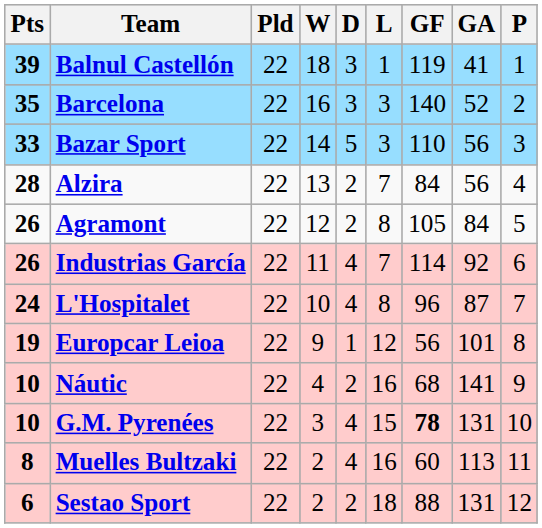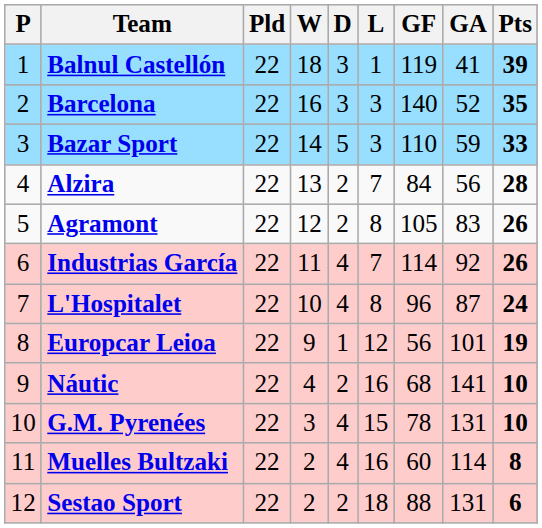columns swapped: (519, 24) <-> (27, 24)
(476, 143) 56 -> (468, 143) 59
(476, 223) 84 -> (468, 223) 83
(427, 422) bold -> (419, 422) normal
(476, 462) 113 -> (468, 462) 114
